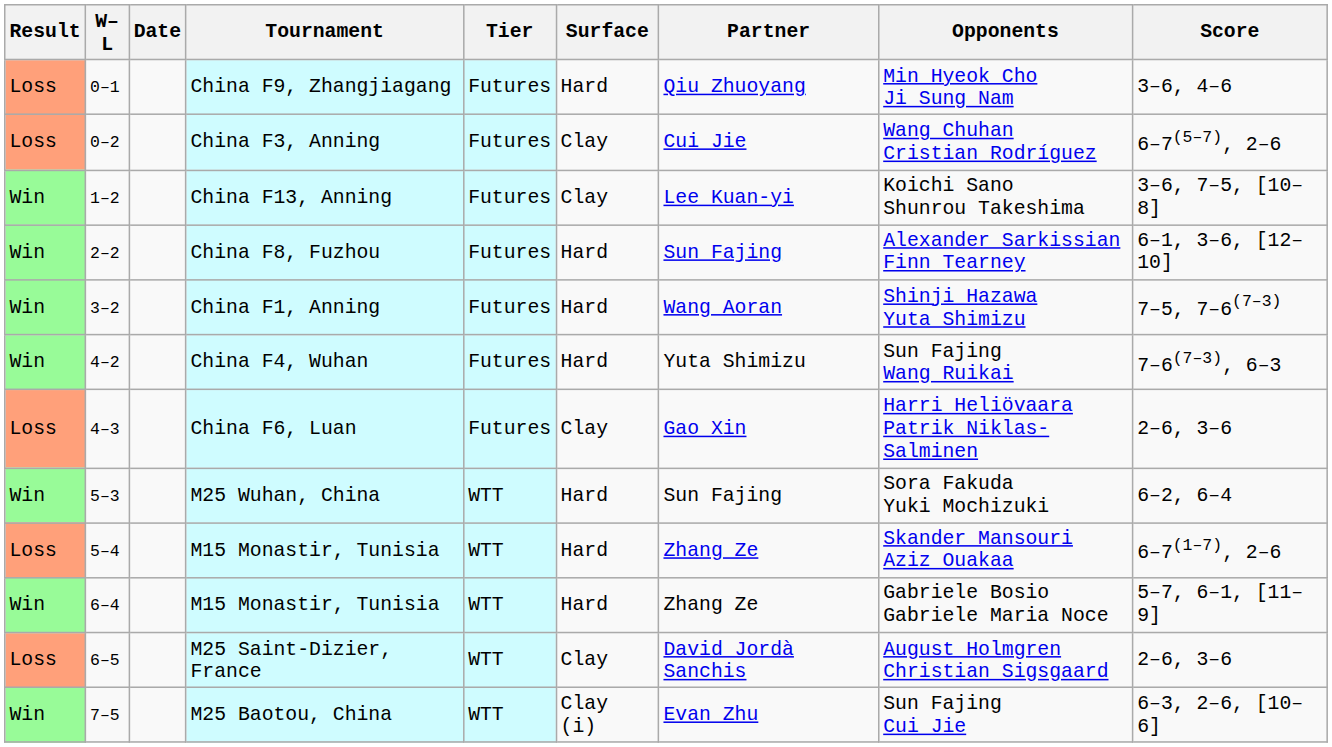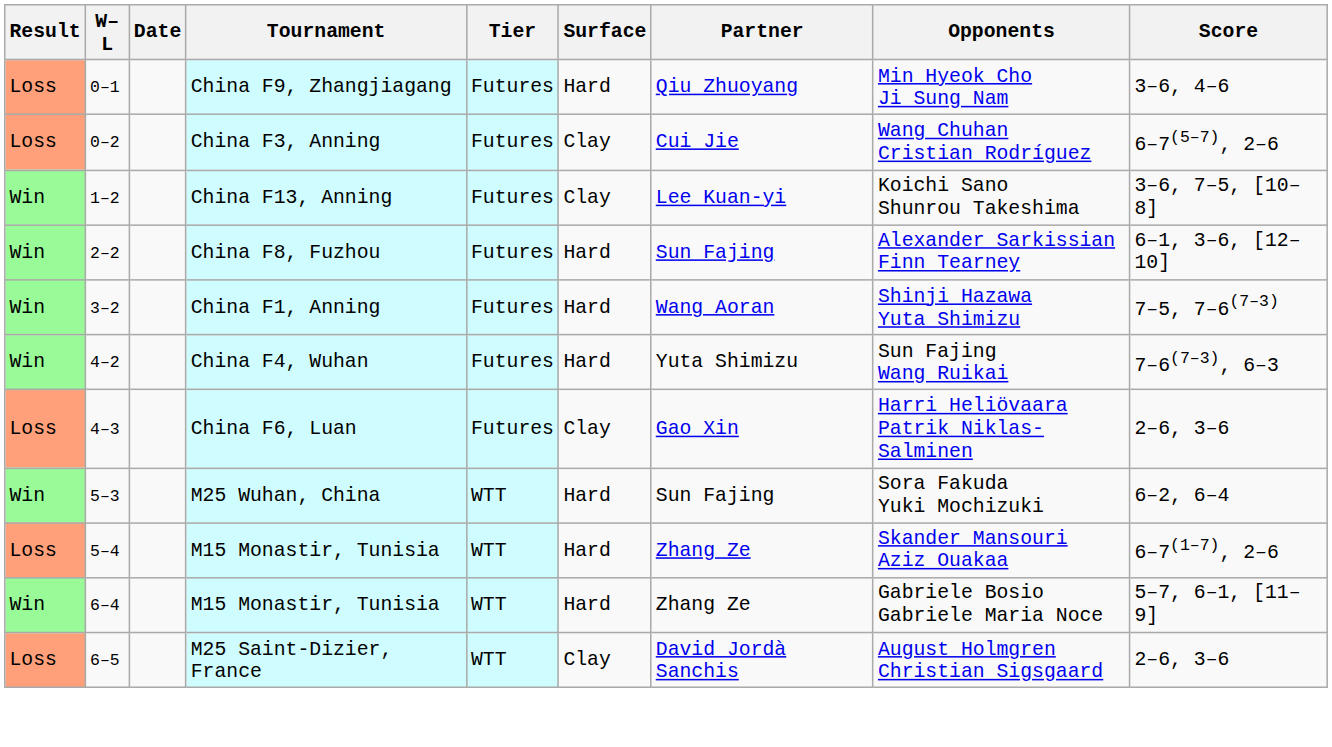- row: (105, 716)
